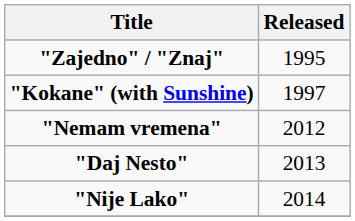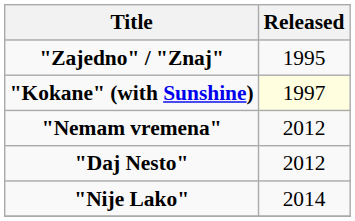(304, 93) no background -> (304, 93) lightyellow background
(304, 163) 2013 -> (304, 163) 2012
